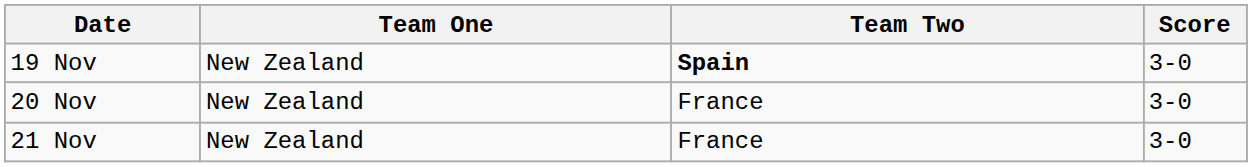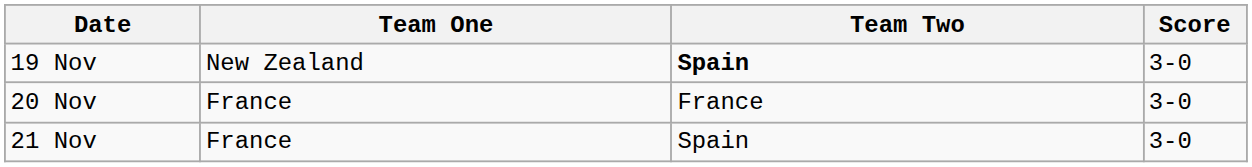(285, 102) New Zealand -> (249, 102) France
(285, 141) New Zealand -> (249, 141) France
(720, 141) France -> (713, 141) Spain
